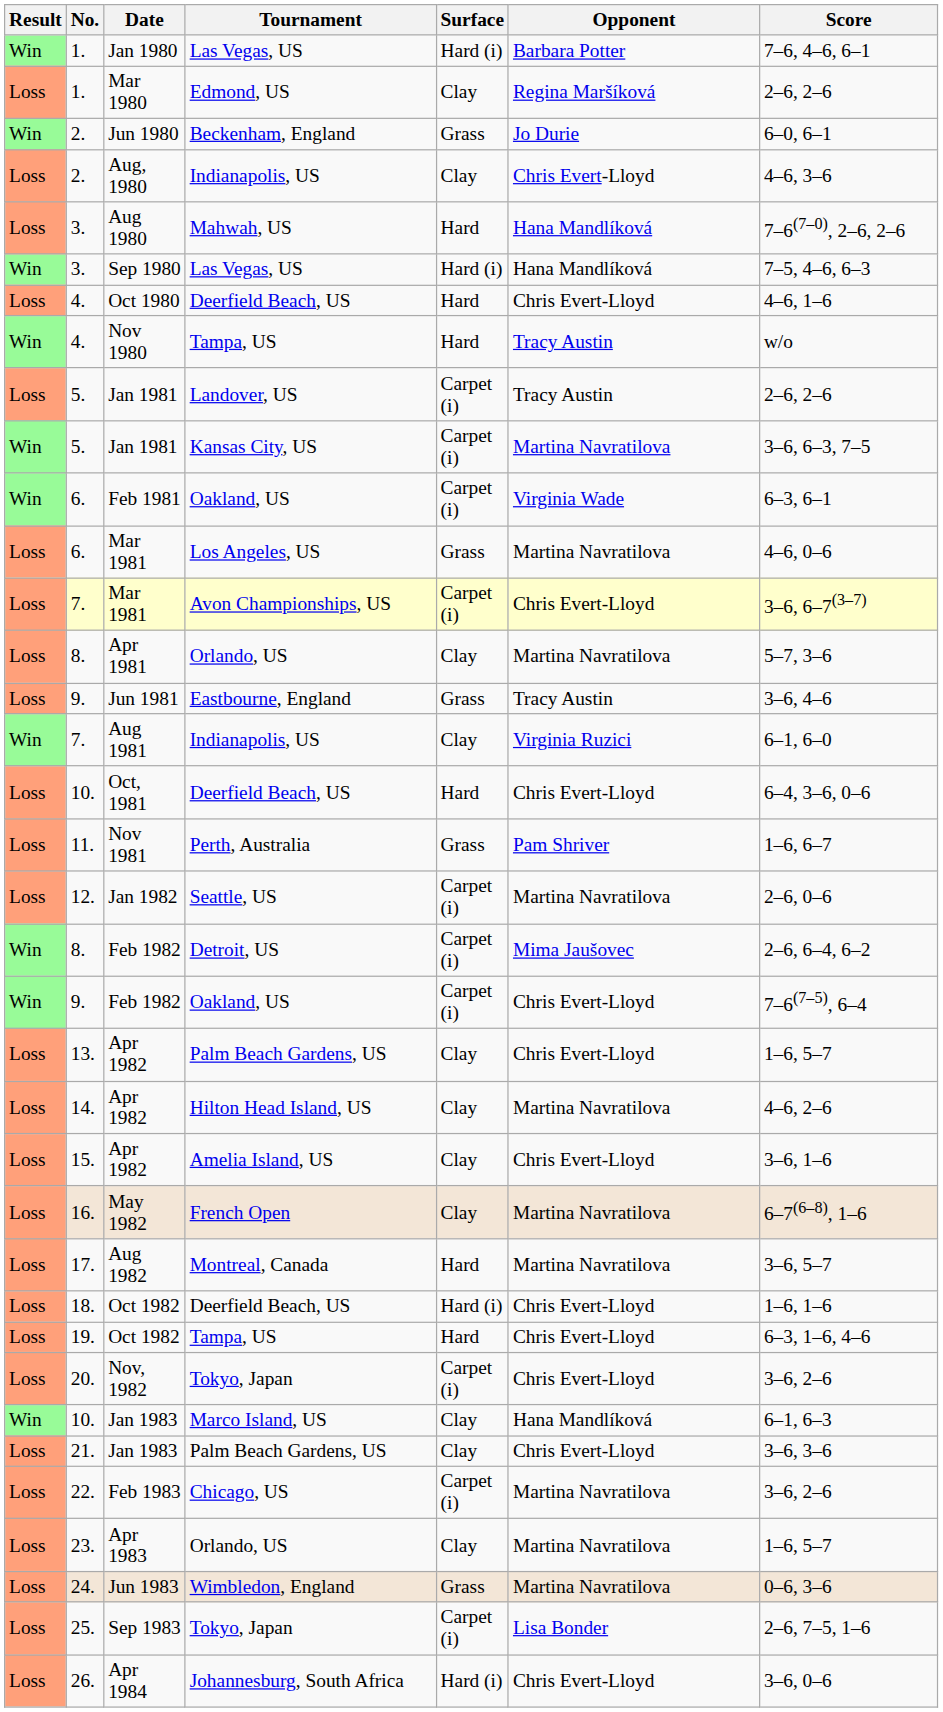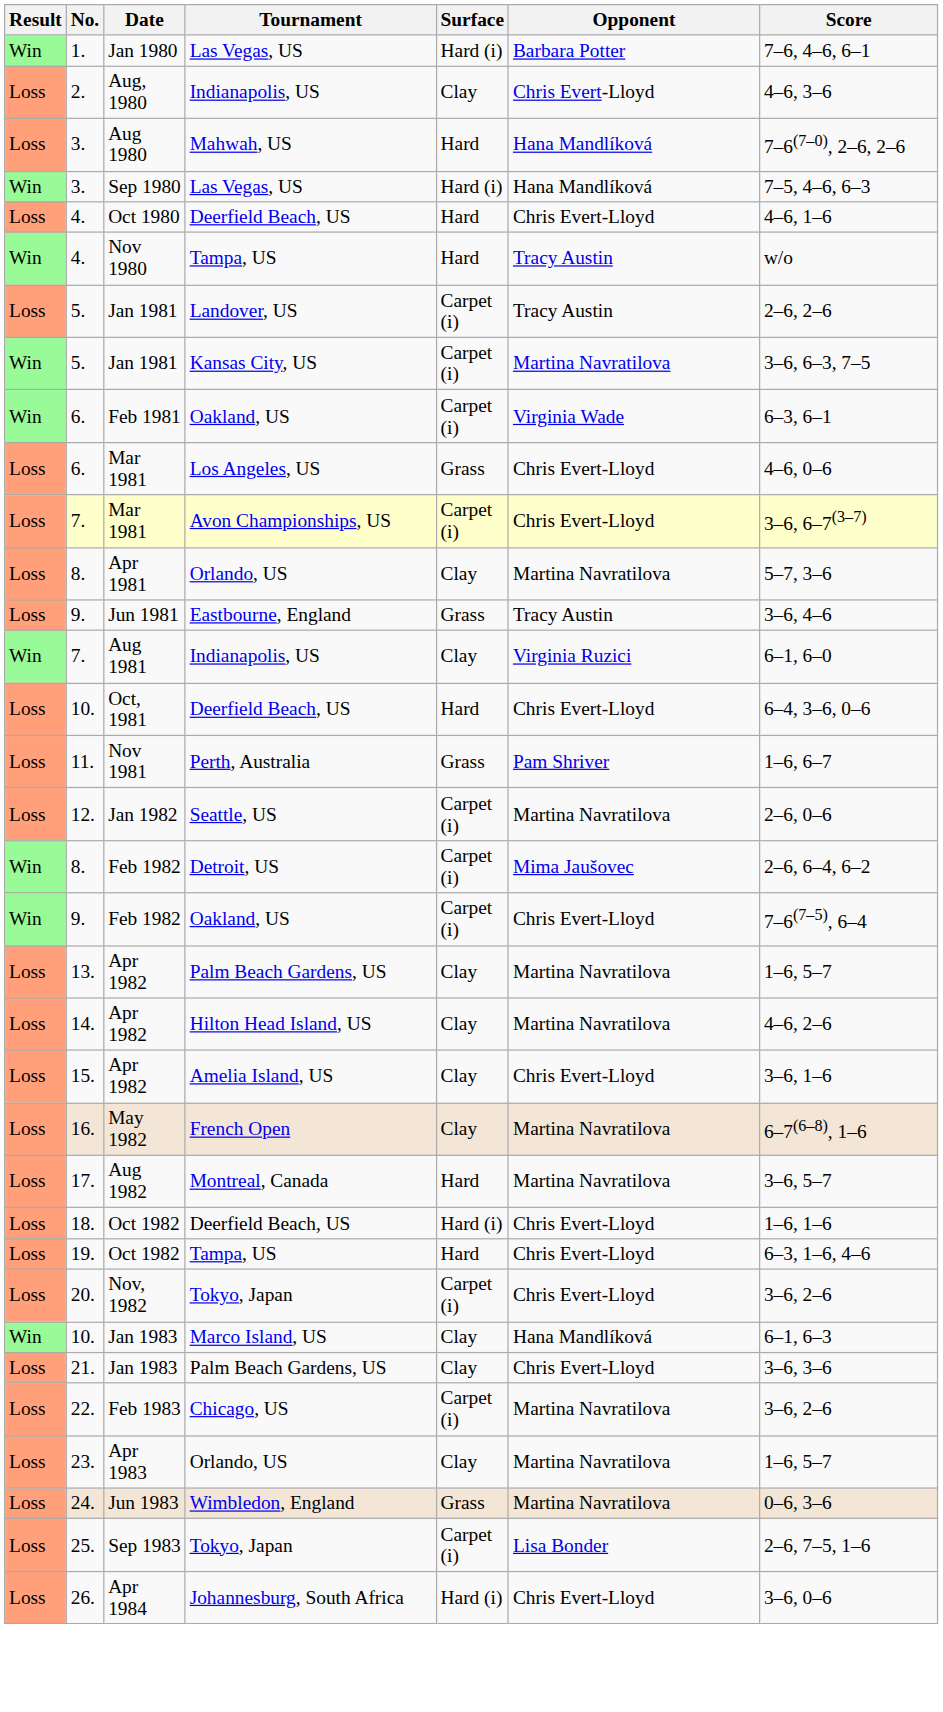- row: (127, 92)
- row: (143, 133)
(592, 551) Martina Navratilova -> (584, 468) Chris Evert-Lloyd
(584, 1054) Chris Evert-Lloyd -> (592, 971) Martina Navratilova
